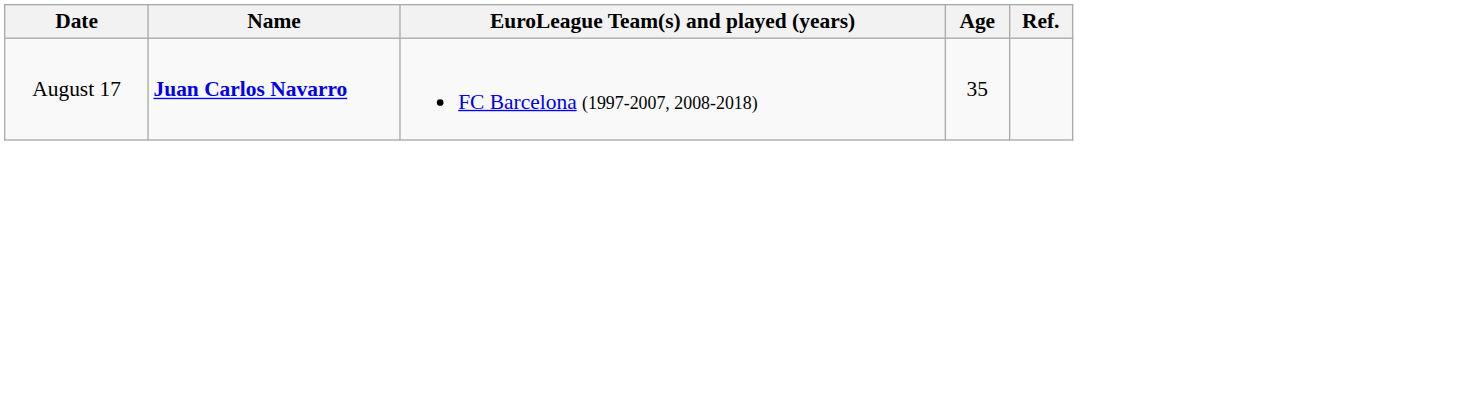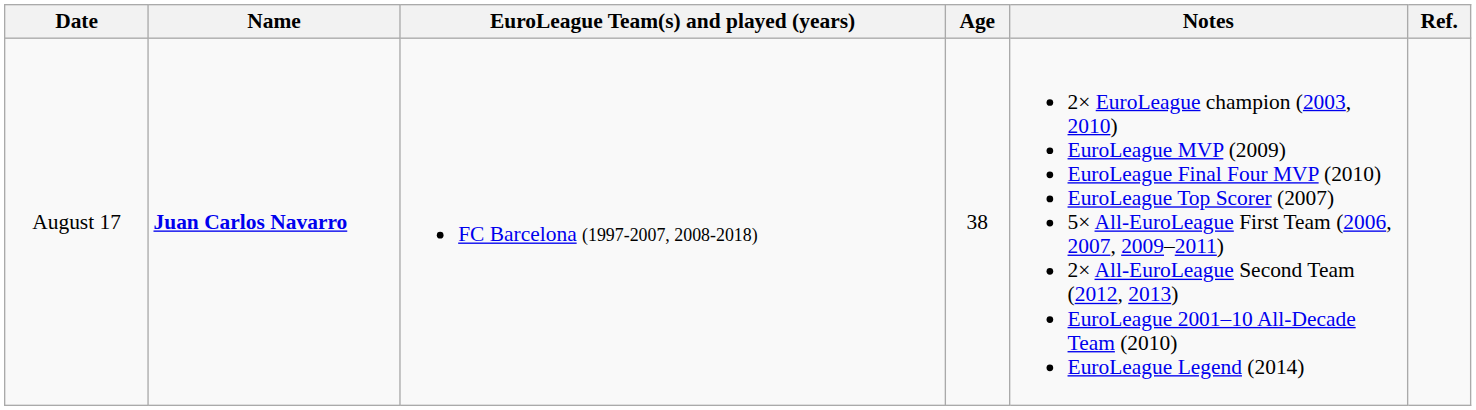+ column: (1208, 21)
(977, 89) 35 -> (977, 221) 38
